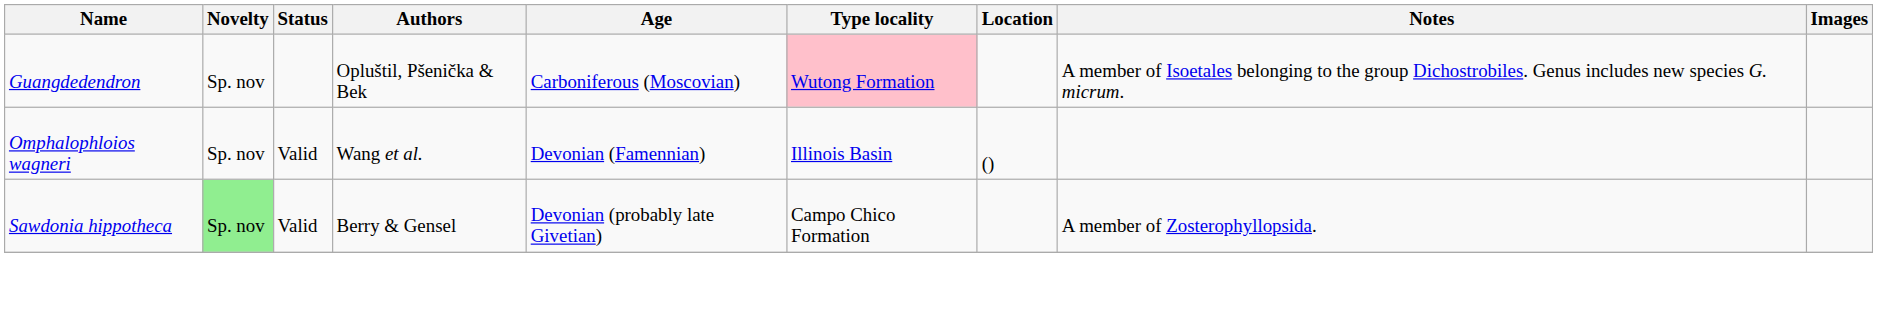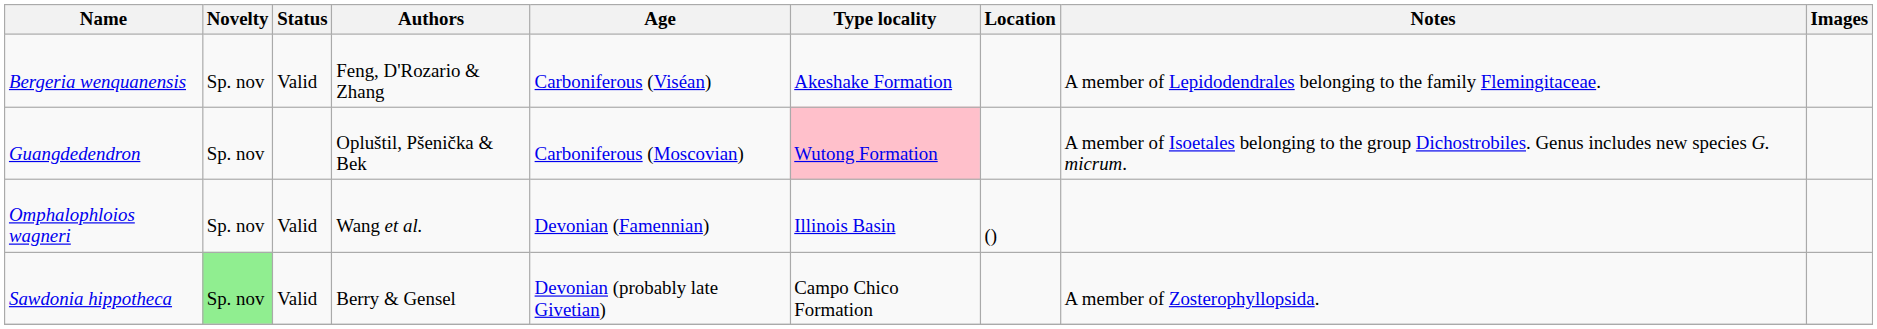+ row: (97, 81)
